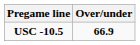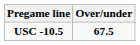(104, 31) 66.9 -> (104, 31) 67.5
